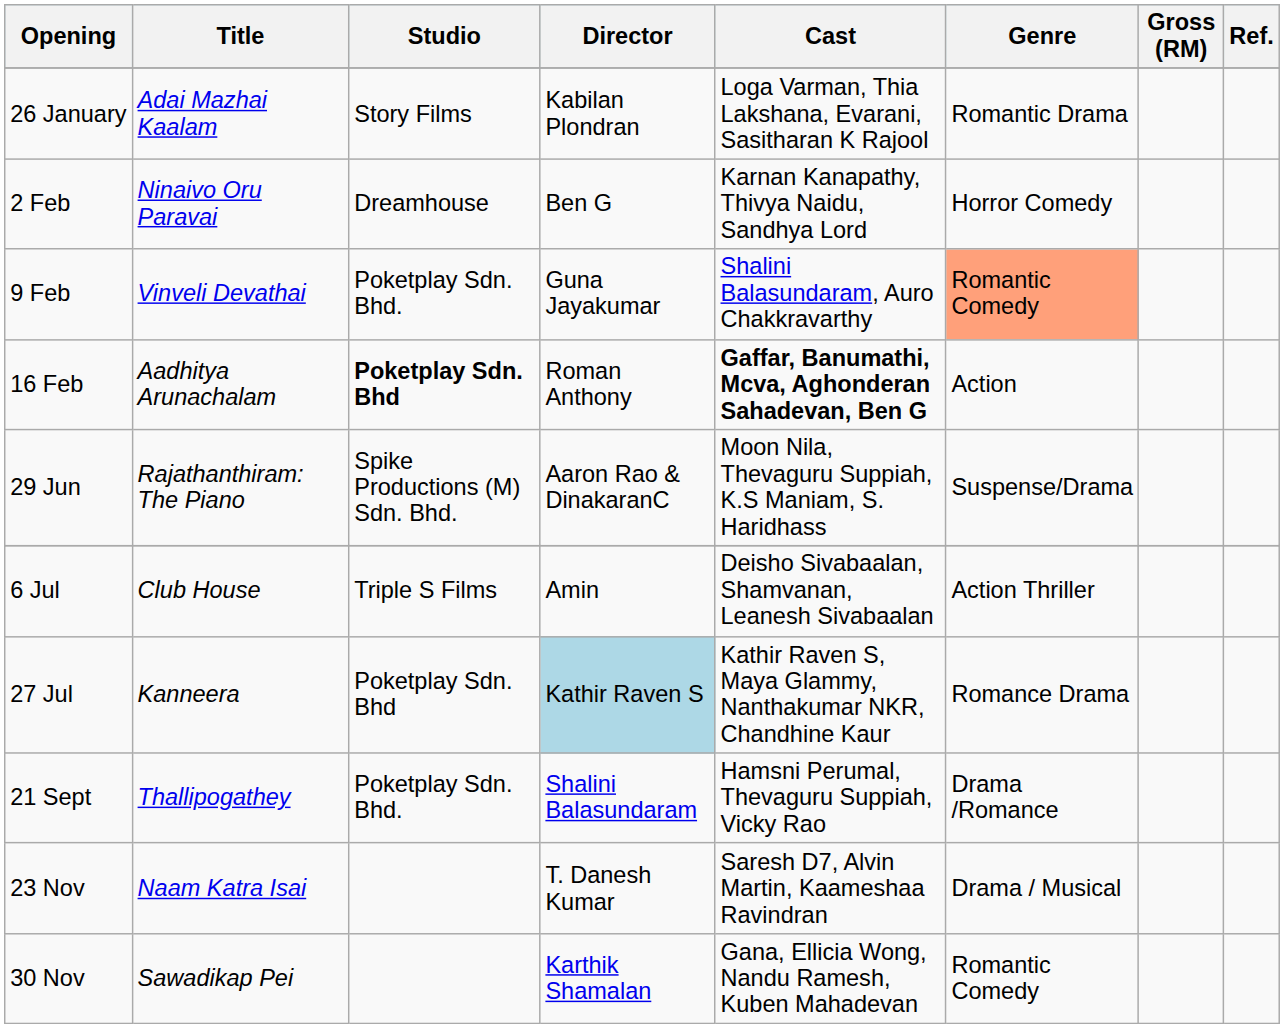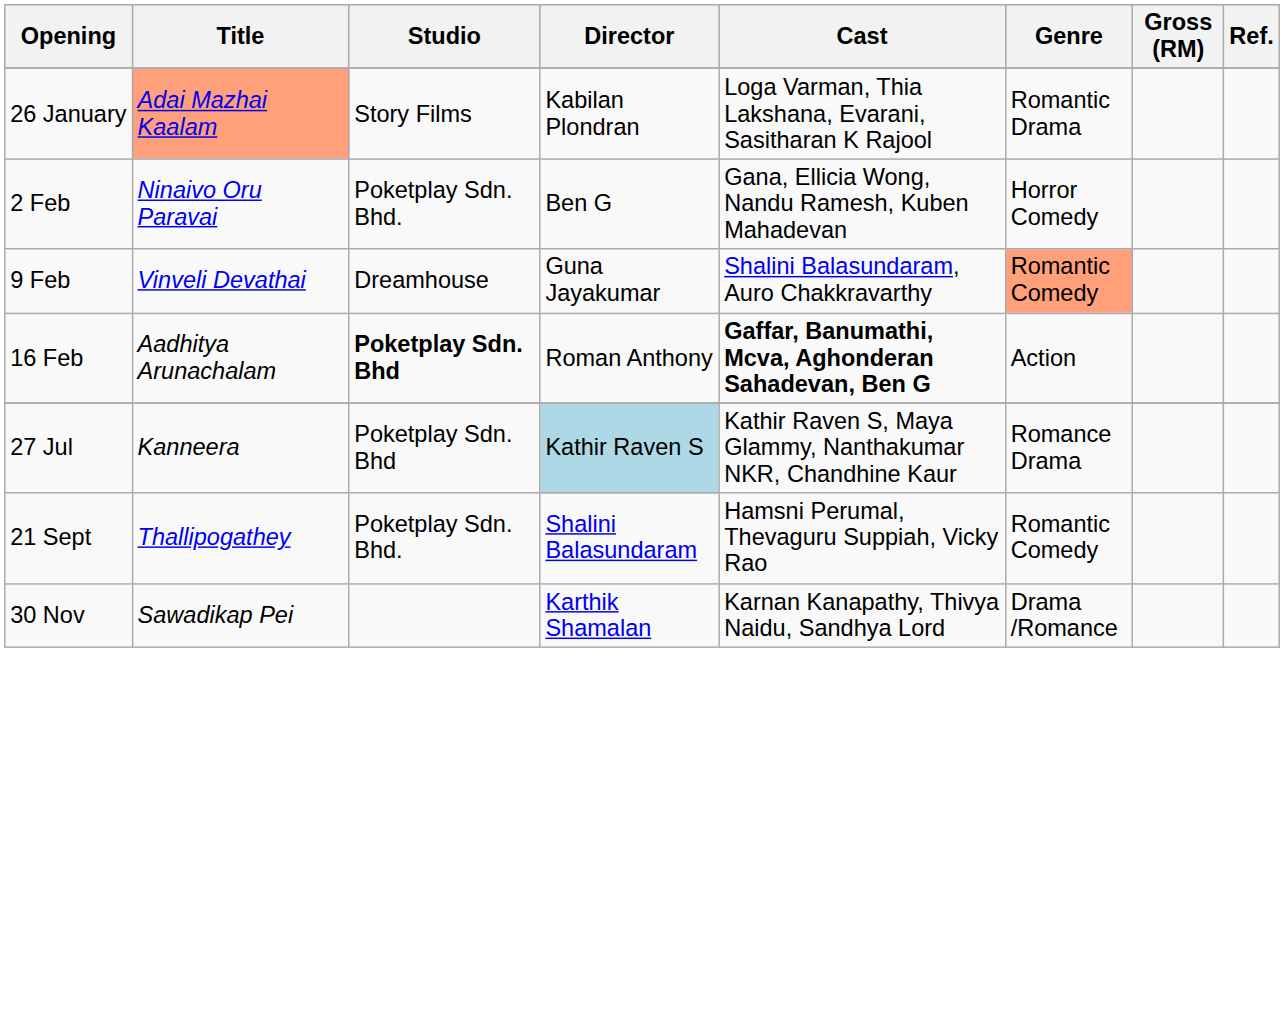(202, 113) no background -> (202, 113) lightsalmon background
(422, 203) Dreamhouse -> (433, 203) Poketplay Sdn. Bhd.
(820, 203) Karnan Kanapathy, Thivya Naidu, Sandhya Lord -> (846, 203) Gana, Ellicia Wong, Nandu Ramesh, Kuben Mahadevan
(433, 293) Poketplay Sdn. Bhd. -> (422, 280) Dreamhouse
- row: (45, 487)
- row: (35, 590)
(1005, 797) Drama /Romance -> (1060, 538) Romantic Comedy
- row: (47, 888)
(824, 978) Gana, Ellicia Wong, Nandu Ramesh, Kuben Mahadevan -> (862, 615) Karnan Kanapathy, Thivya Naidu, Sandhya Lord
(1001, 978) Romantic Comedy -> (1064, 615) Drama /Romance
